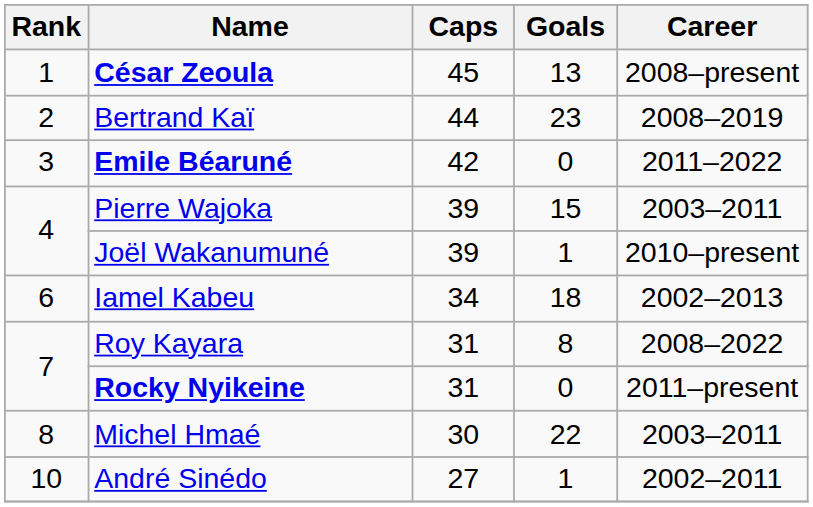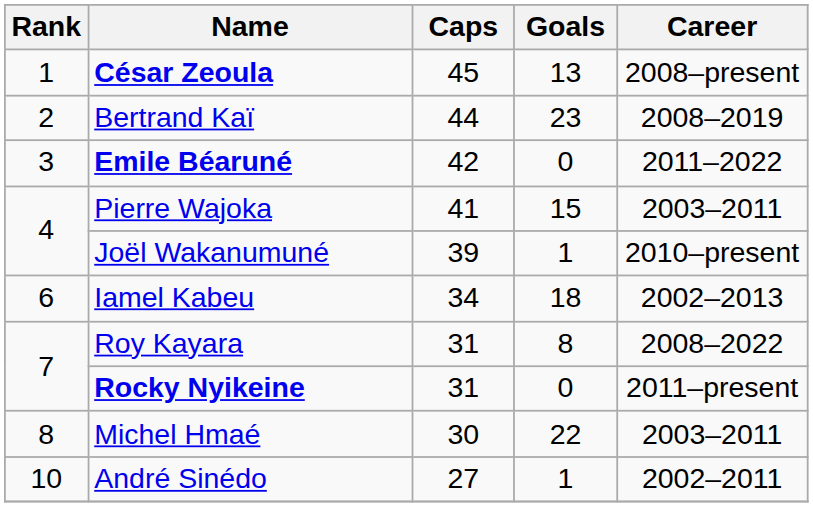(463, 207) 39 -> (463, 207) 41
